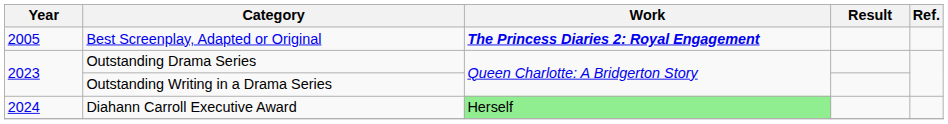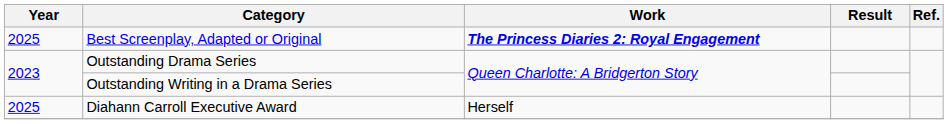(24, 38) 2005 -> (24, 38) 2025
(24, 107) 2024 -> (24, 107) 2025
(490, 107) lightgreen background -> (490, 107) no background
